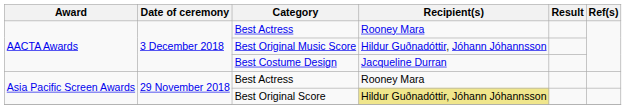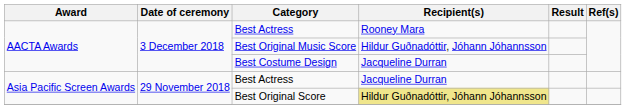(393, 79) Rooney Mara -> (404, 79) Jacqueline Durran
